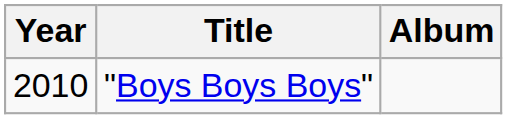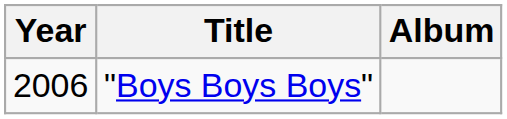(51, 85) 2010 -> (51, 85) 2006
